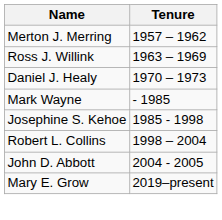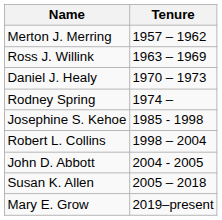+ row: (51, 99)
- row: (44, 99)
+ row: (51, 183)
